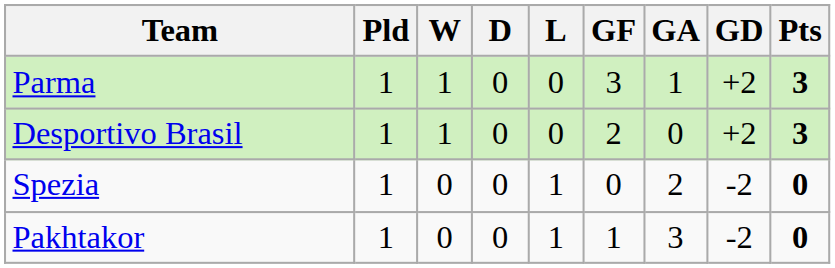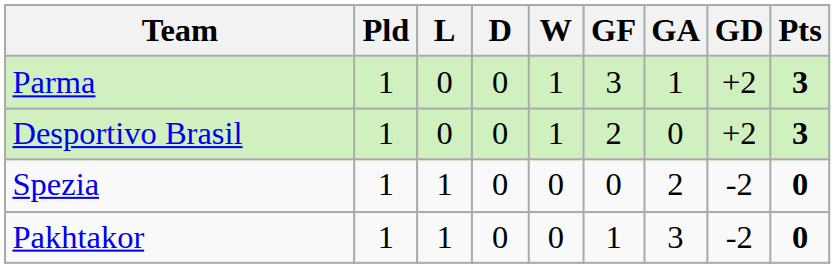columns swapped: (445, 30) <-> (556, 30)
